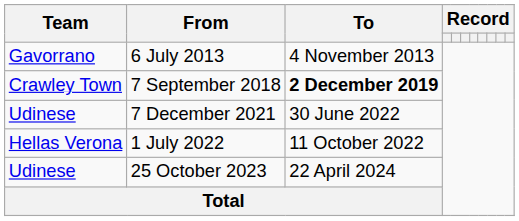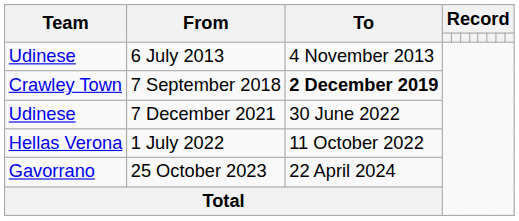(52, 56) Gavorrano -> (42, 56) Udinese
(42, 172) Udinese -> (52, 172) Gavorrano
